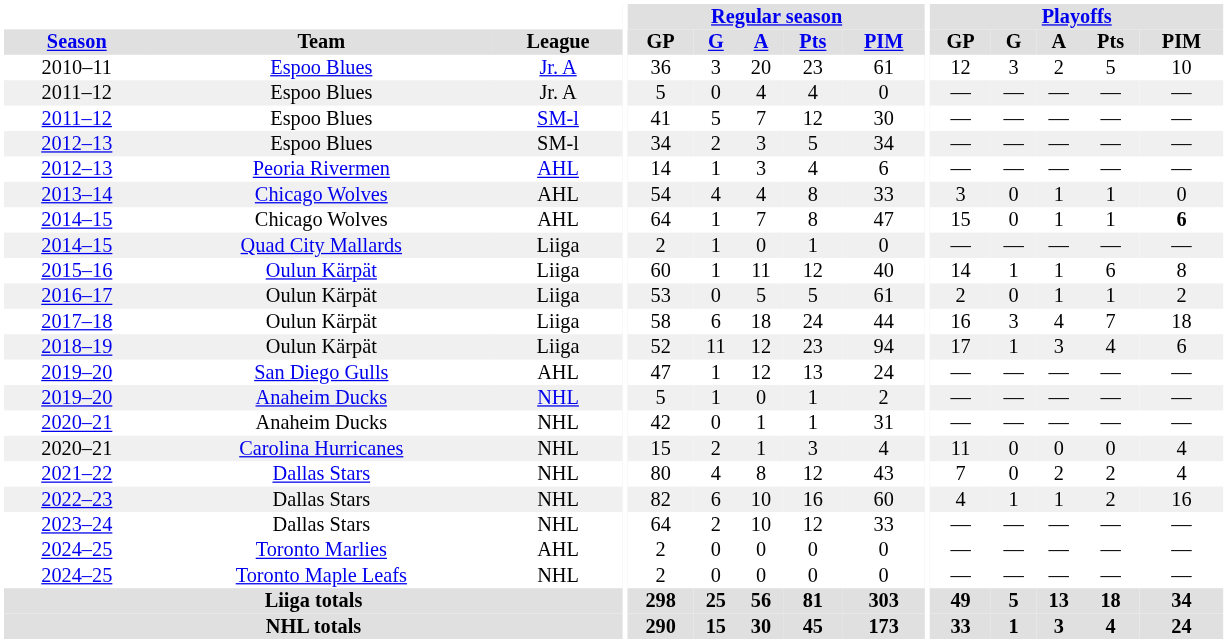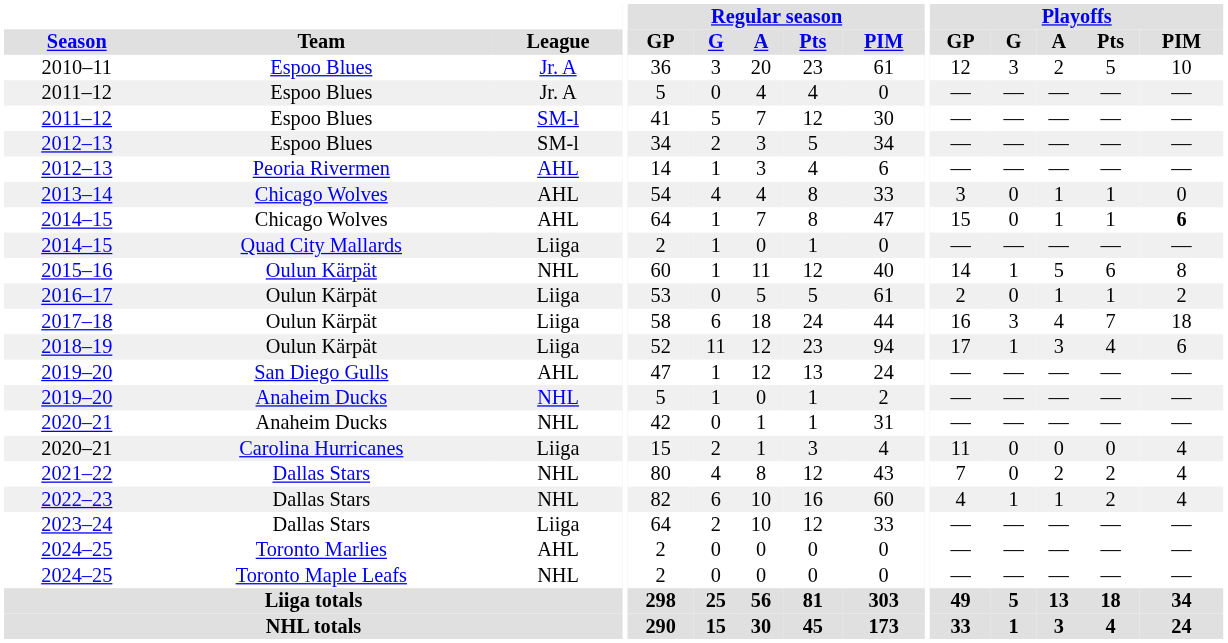(558, 270) Liiga -> (558, 270) NHL
(1059, 270) 1 -> (1059, 270) 5
(558, 448) NHL -> (558, 448) Liiga
(1182, 499) 16 -> (1182, 499) 4
(558, 524) NHL -> (558, 524) Liiga
